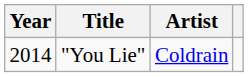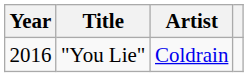(30, 54) 2014 -> (30, 54) 2016
